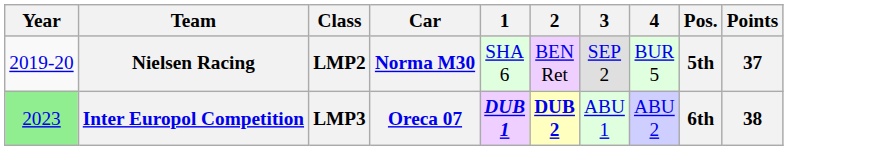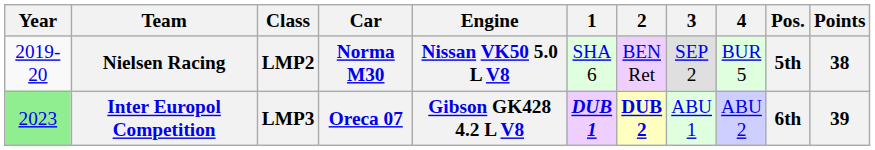+ column: (490, 20)
(753, 63) 37 -> (840, 63) 38
(753, 117) 38 -> (840, 117) 39
